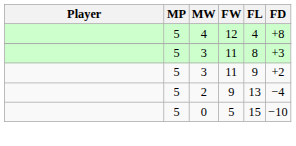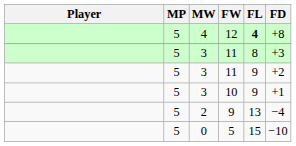(255, 33) normal -> (255, 33) bold
+ row: (204, 92)
